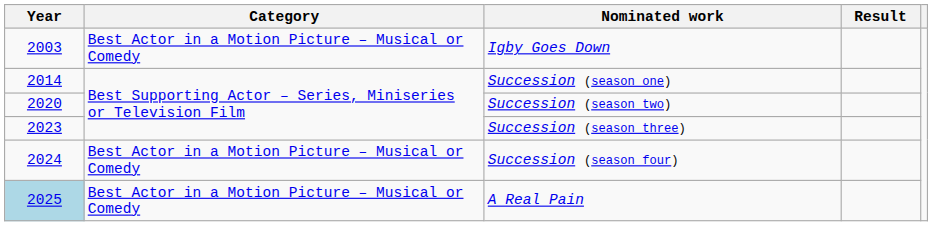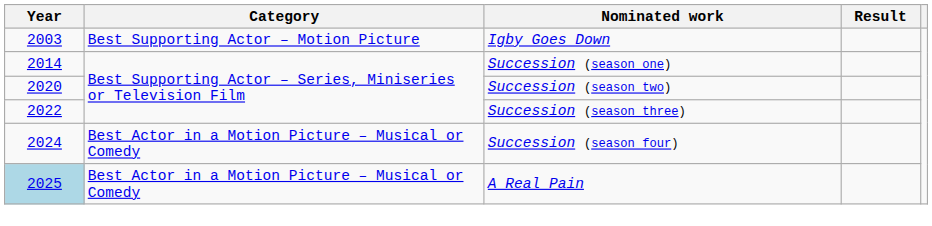(276, 49) Best Actor in a Motion Picture – Musical or Comedy -> (254, 40) Best Supporting Actor – Motion Picture
(44, 128) 2023 -> (44, 111) 2022
